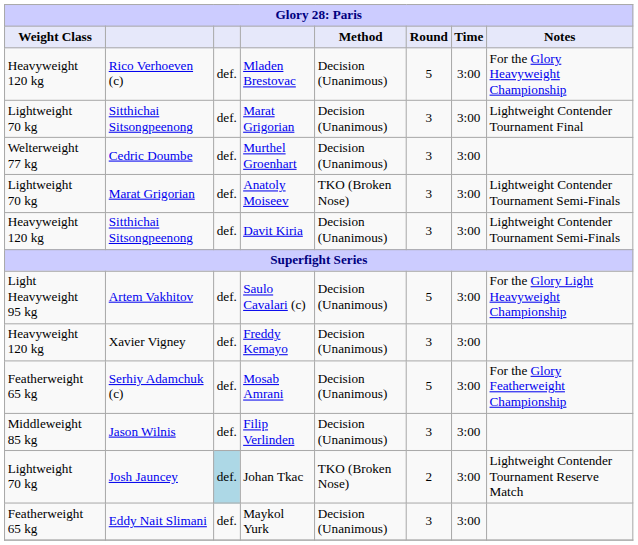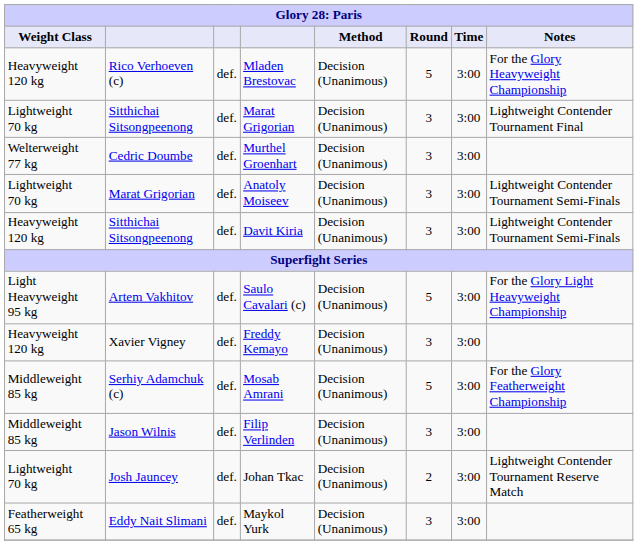(355, 193) TKO (Broken Nose) -> (352, 193) Decision (Unanimous)
(45, 386) Featherweight 65 kg -> (45, 386) Middleweight 85 kg
(227, 476) lightblue background -> (227, 476) no background
(355, 476) TKO (Broken Nose) -> (352, 476) Decision (Unanimous)
